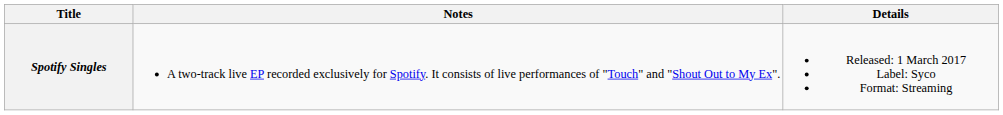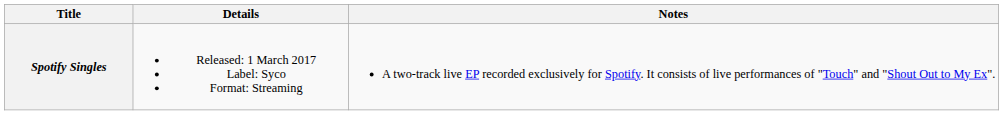columns swapped: (891, 14) <-> (458, 14)
